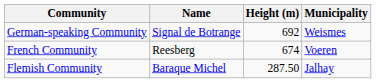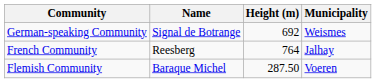(291, 50) 674 -> (291, 50) 764
(321, 50) Voeren -> (319, 50) Jalhay
(319, 68) Jalhay -> (321, 68) Voeren
